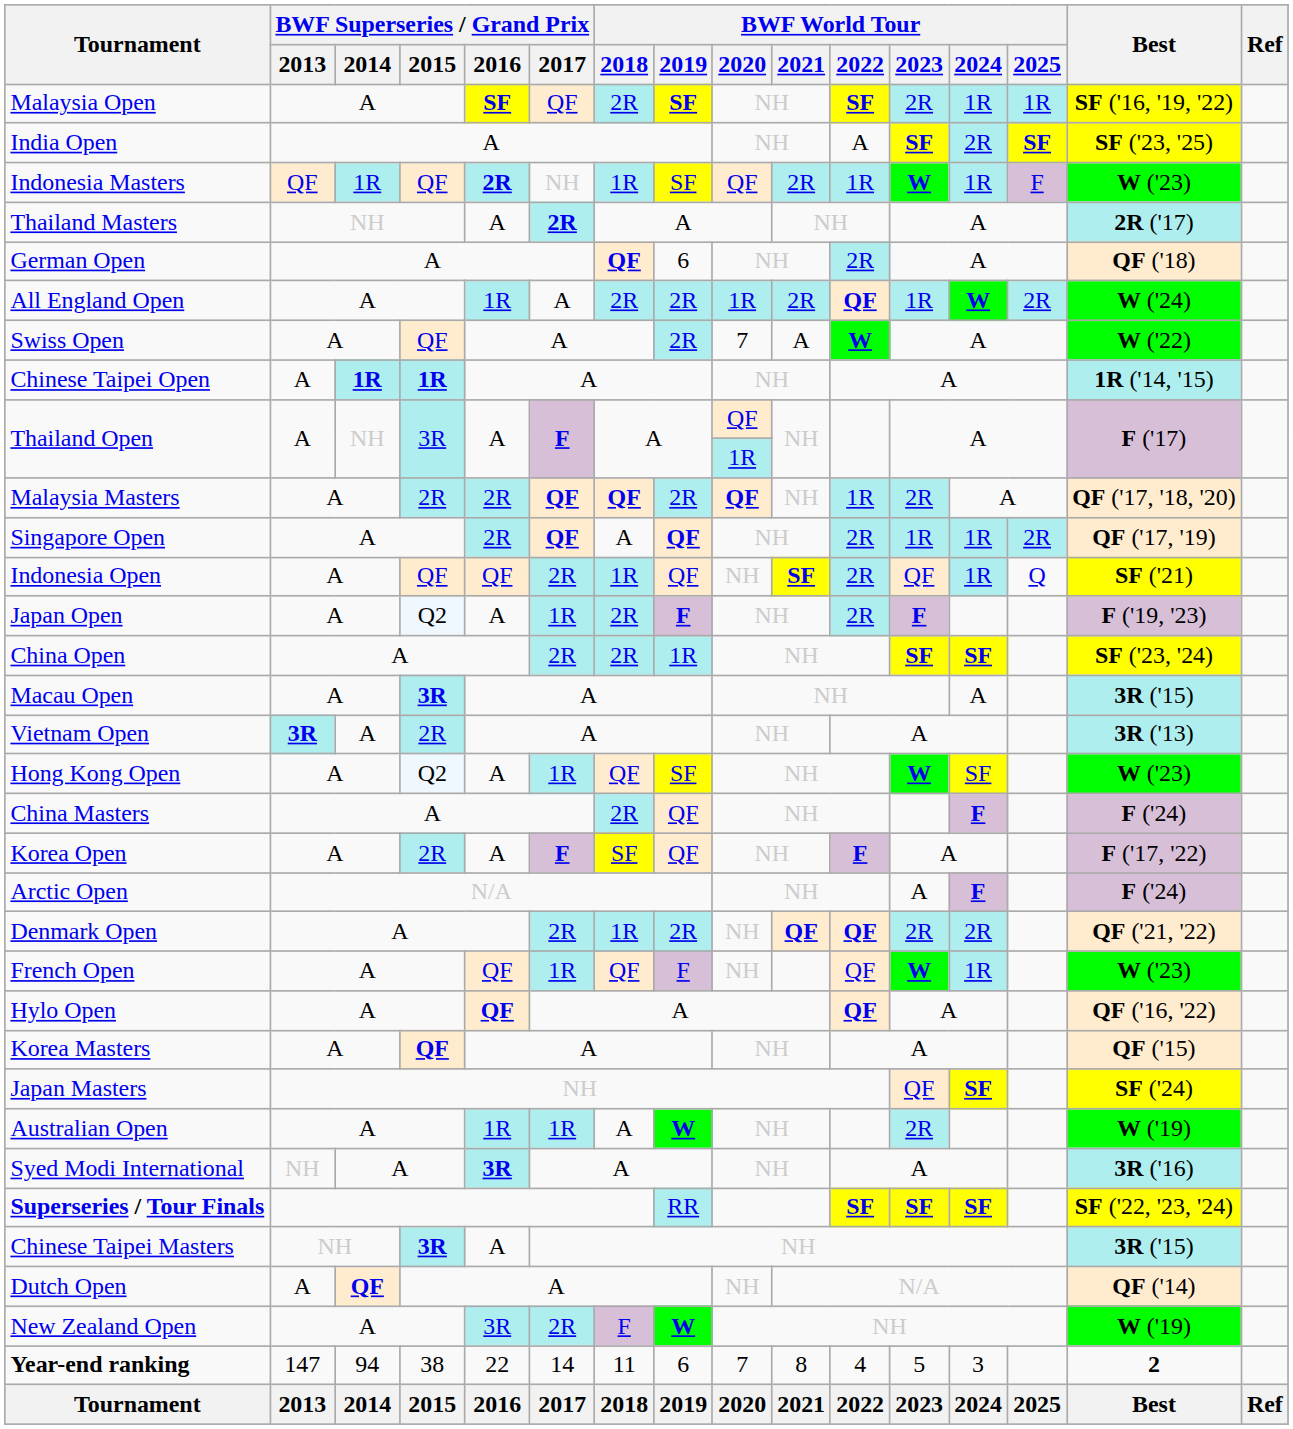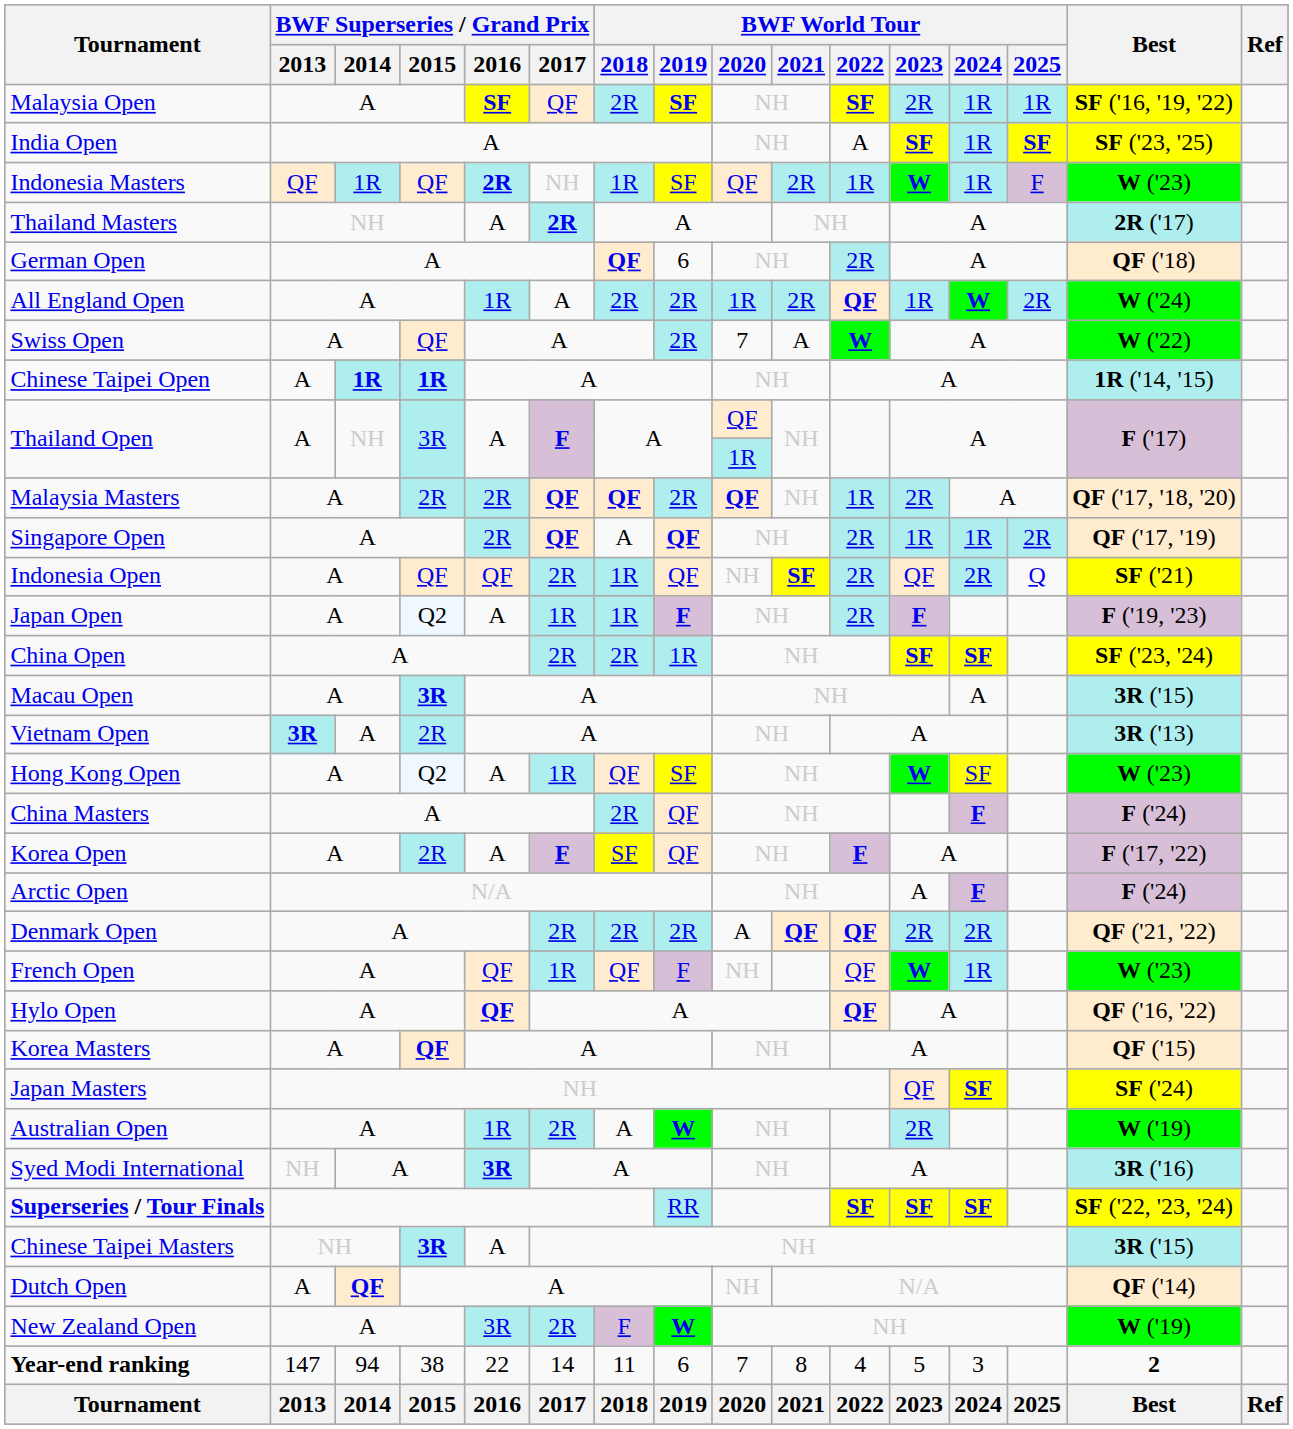(978, 142) 2R -> (978, 142) 1R
(978, 576) 1R -> (978, 576) 2R
(624, 615) 2R -> (624, 615) 1R
(624, 931) 1R -> (624, 931) 2R
(742, 931) NH -> (742, 931) A
(562, 1128) 1R -> (562, 1128) 2R
